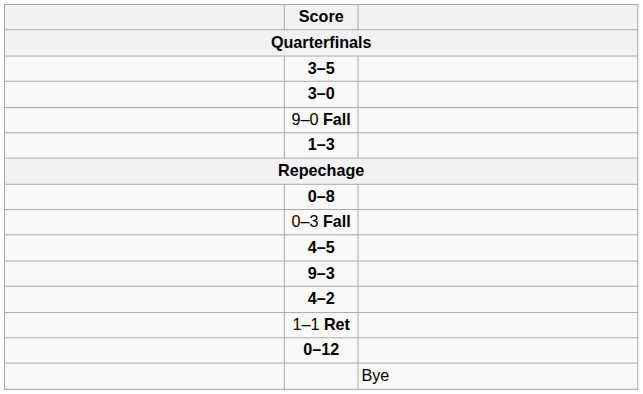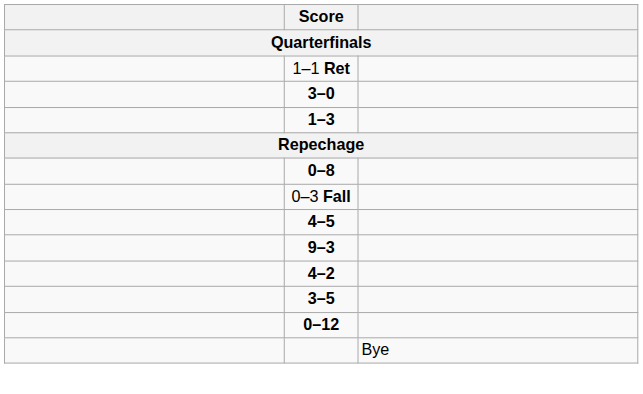rows swapped: (321, 68) <-> (321, 324)
- row: (321, 119)
